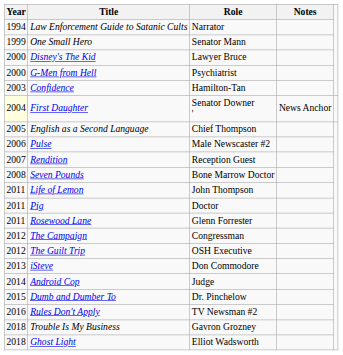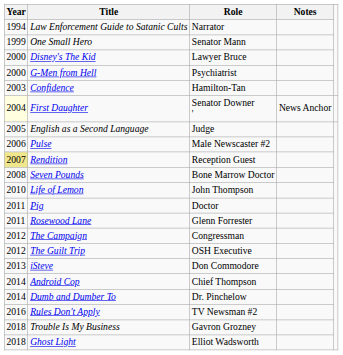(224, 129) Chief Thompson -> (203, 129) Judge
(16, 159) no background -> (16, 159) khaki background
(16, 190) 2011 -> (16, 190) 2010
(203, 281) Judge -> (224, 281) Chief Thompson
(16, 296) 2015 -> (16, 296) 2014
